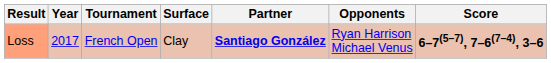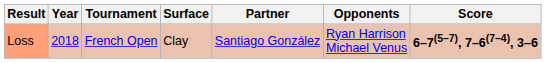(65, 41) 2017 -> (65, 41) 2018
(270, 41) bold -> (268, 41) normal
